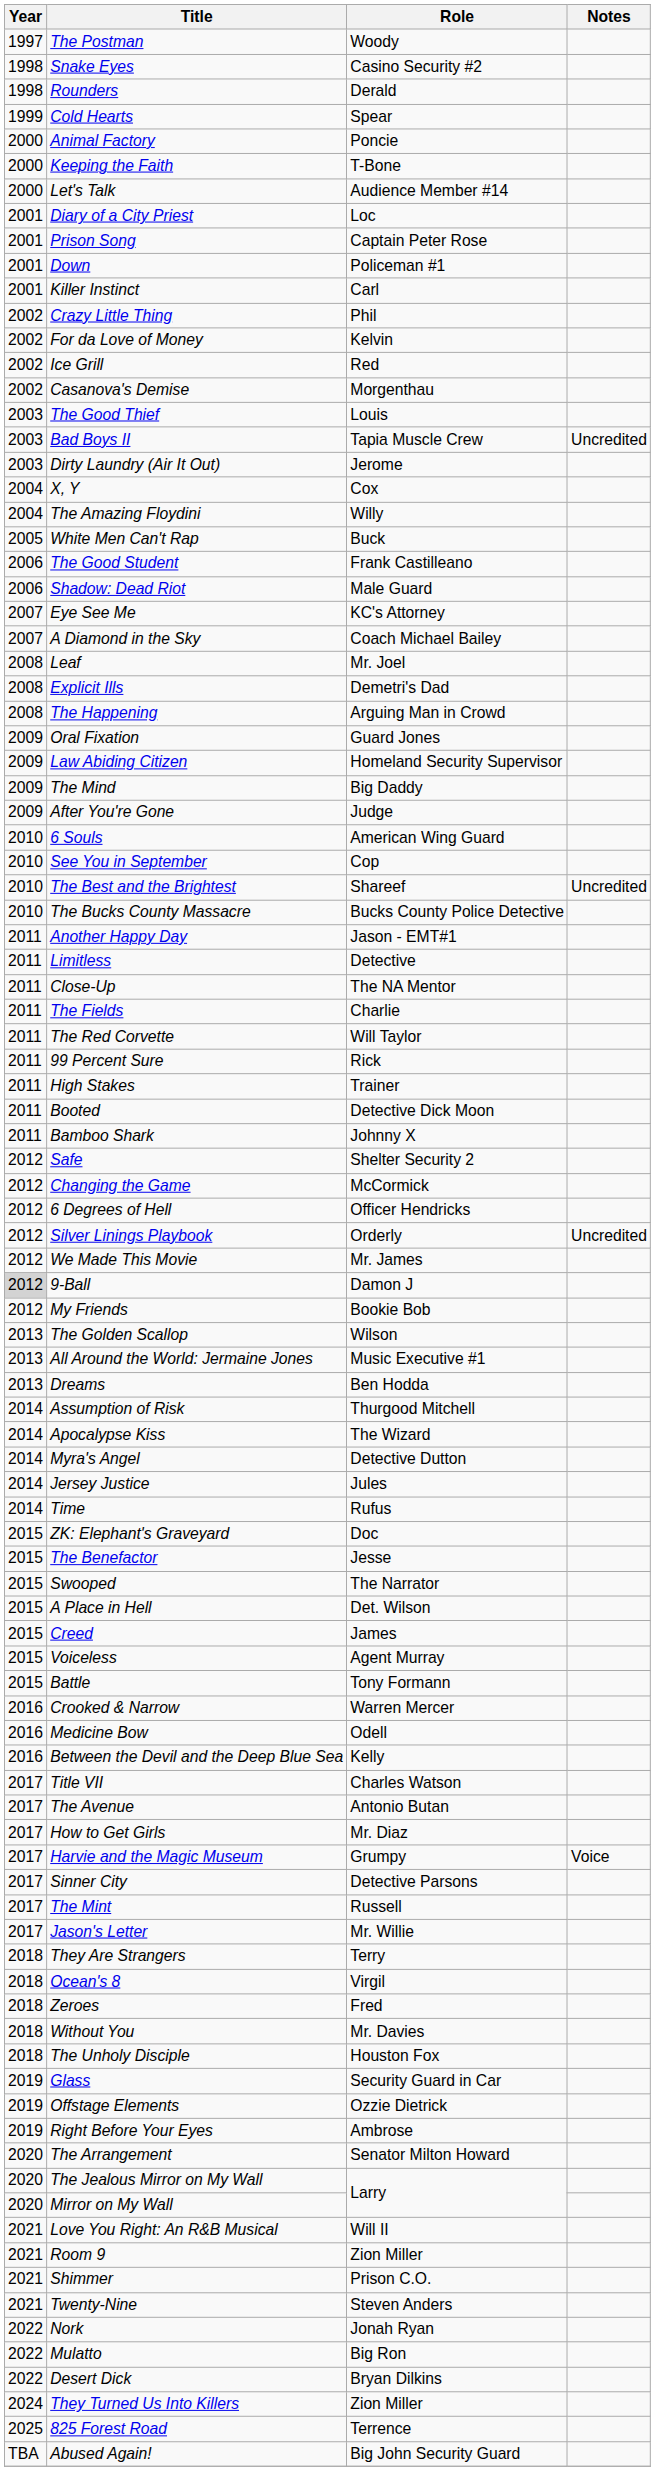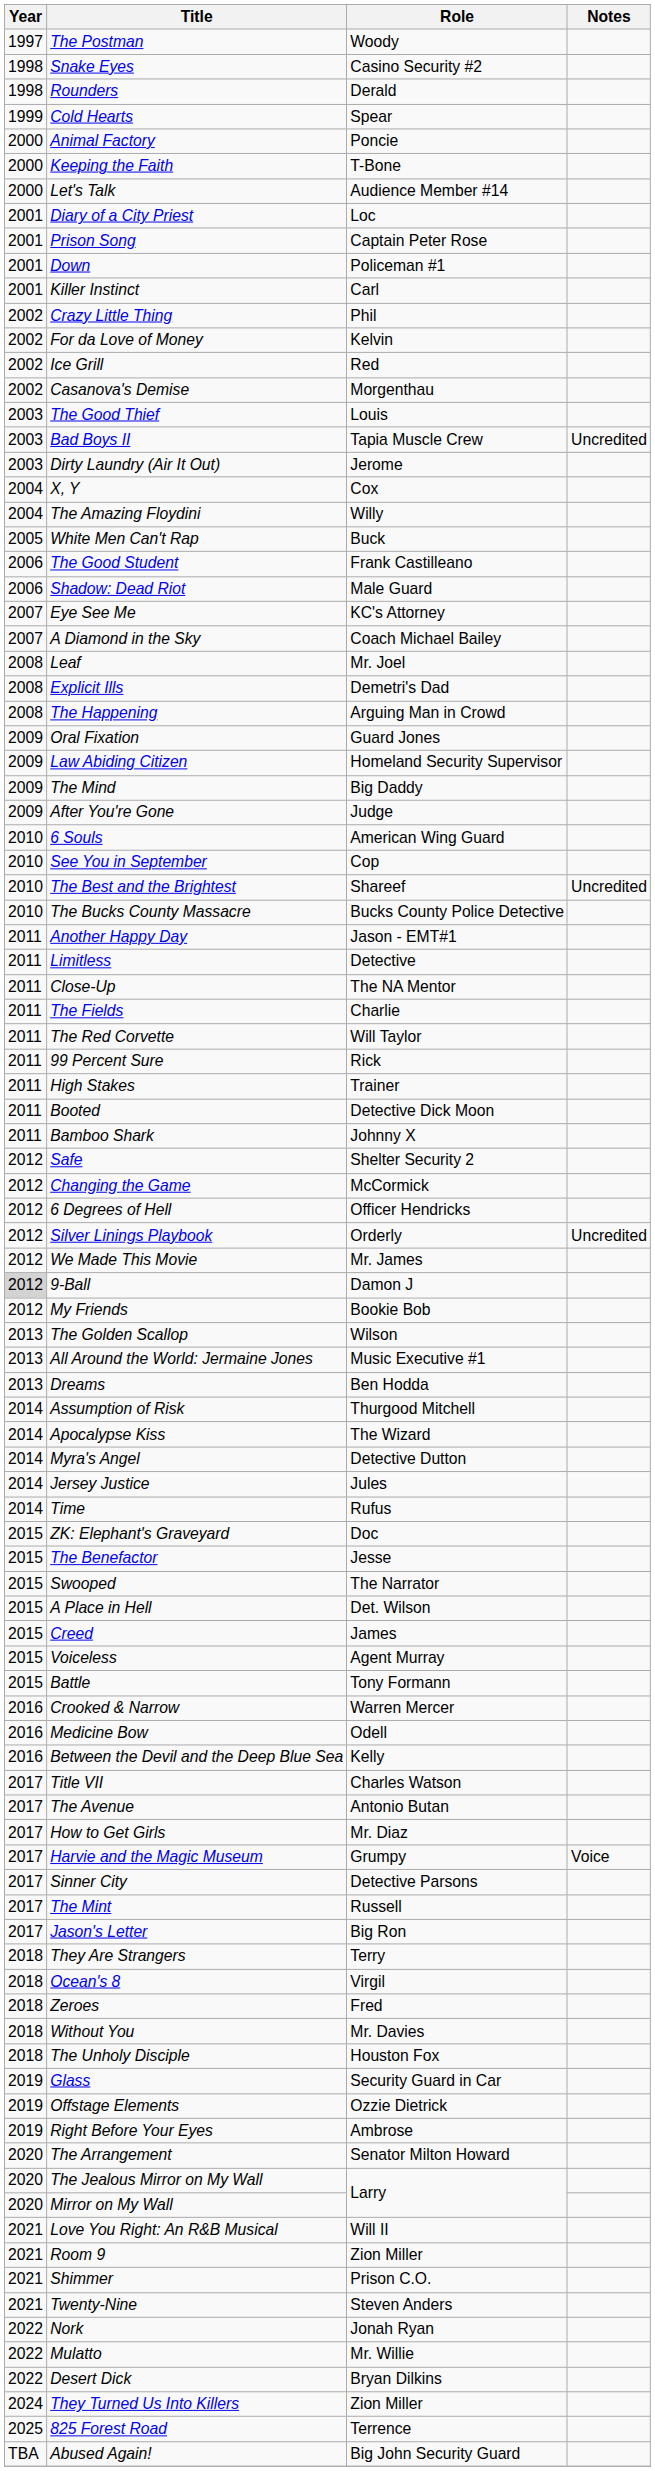(382, 1931) Mr. Willie -> (378, 1931) Big Ron
(378, 2354) Big Ron -> (382, 2354) Mr. Willie
